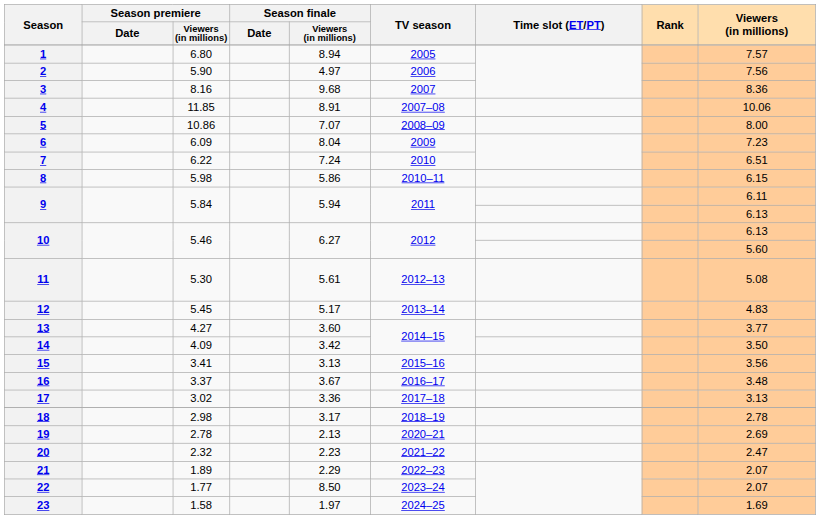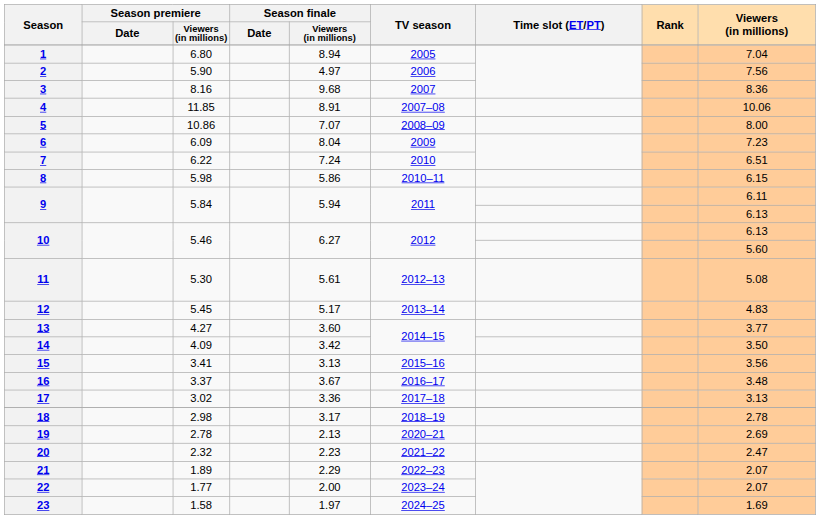(757, 54) 7.57 -> (757, 54) 7.04
(330, 487) 8.50 -> (330, 487) 2.00
